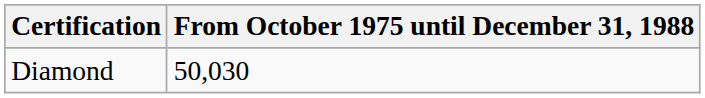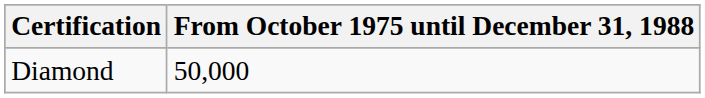(212, 69) 50,030 -> (212, 69) 50,000
